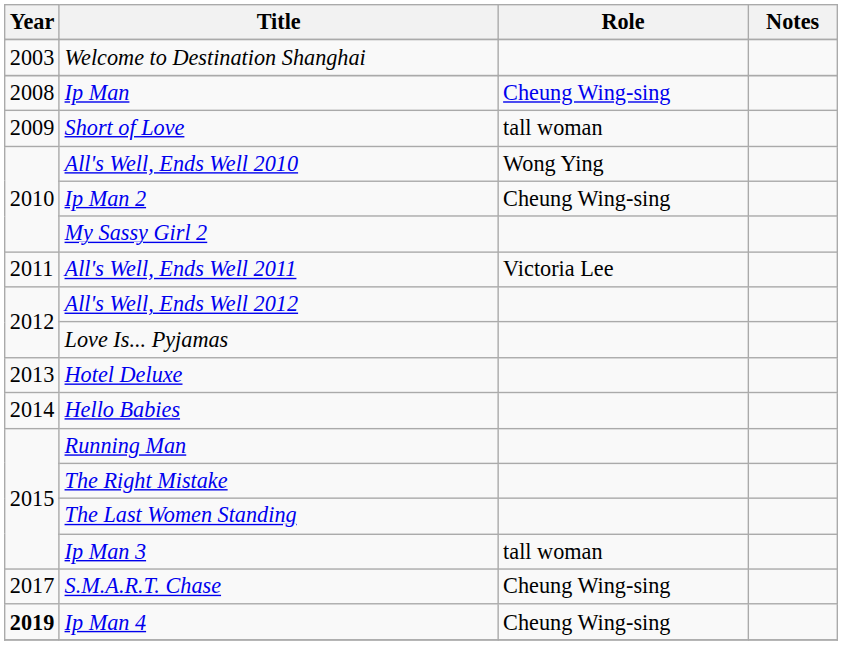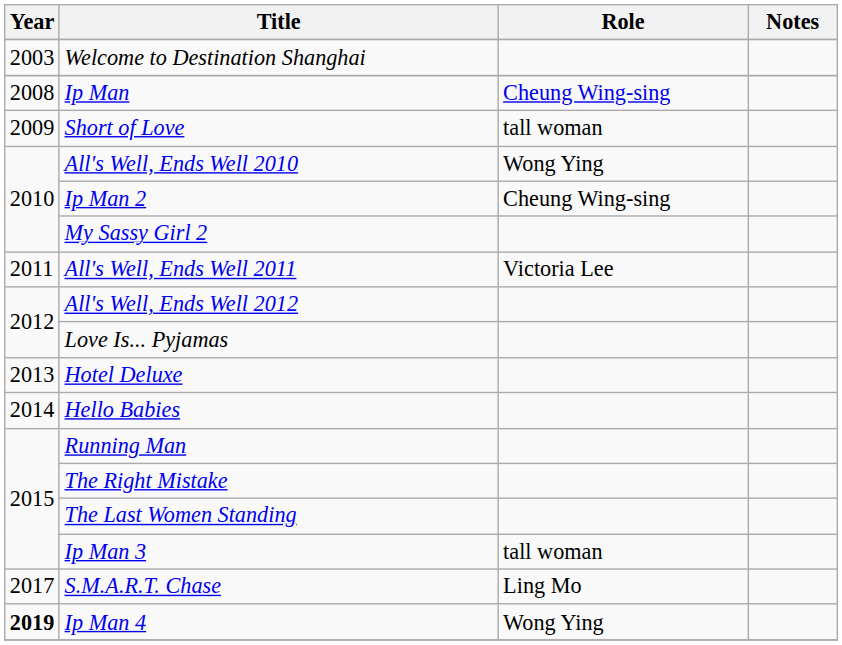(587, 586) Cheung Wing-sing -> (542, 586) Ling Mo
(587, 621) Cheung Wing-sing -> (553, 621) Wong Ying
